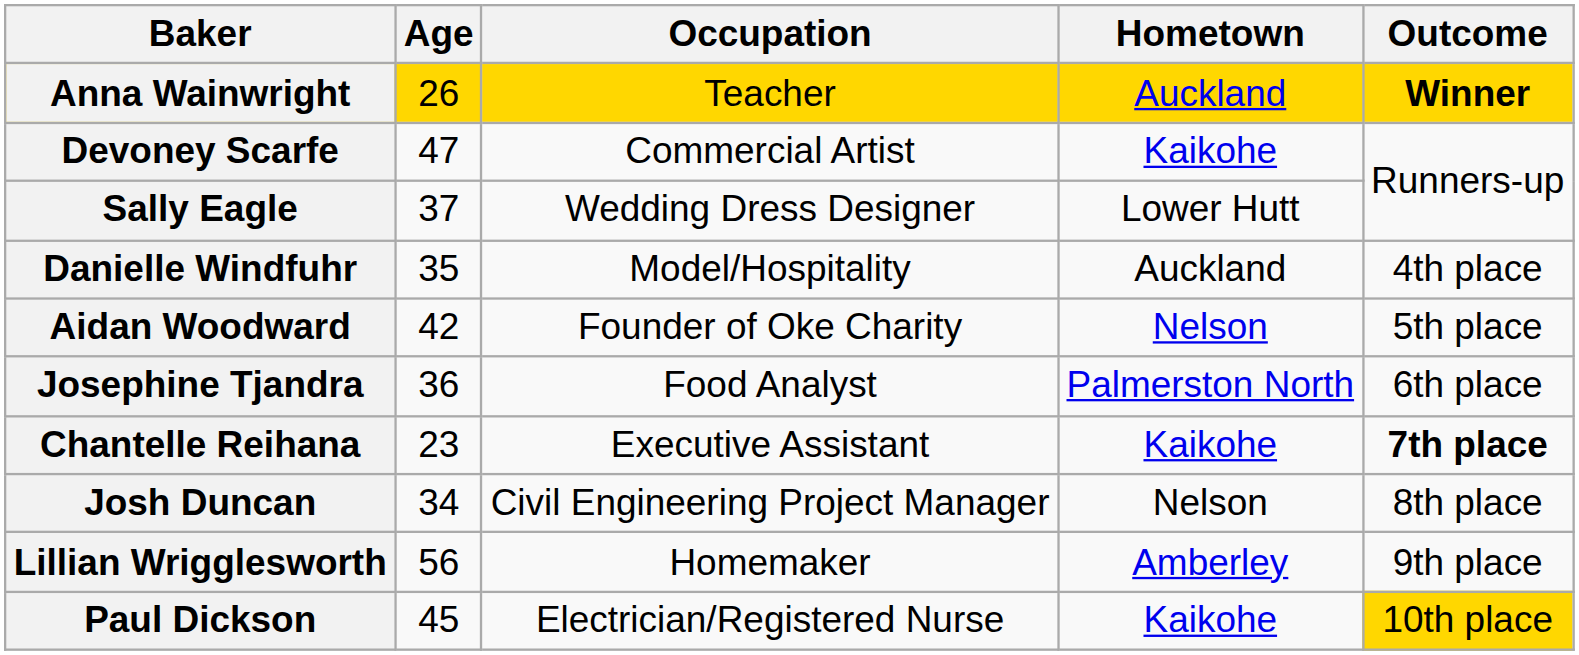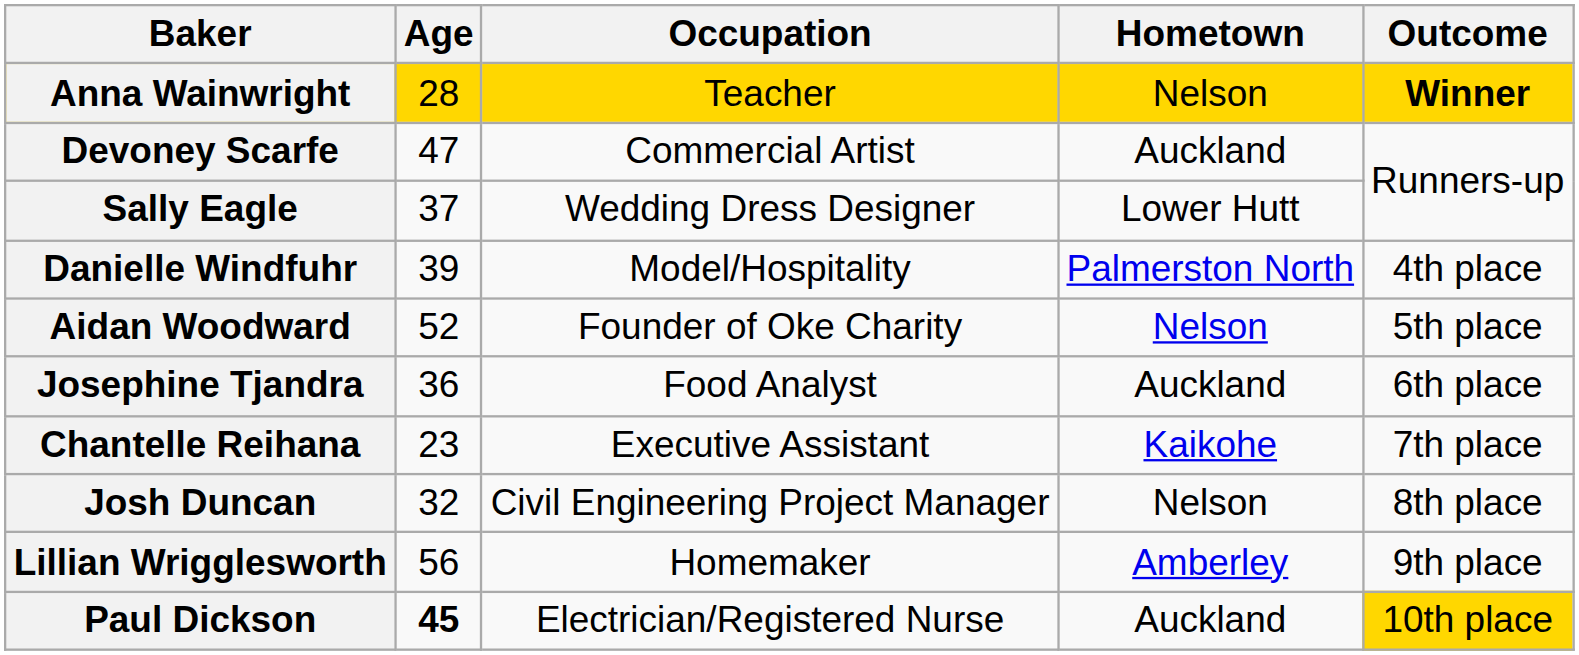(439, 92) 26 -> (439, 92) 28
(1210, 92) Auckland -> (1210, 92) Nelson
(1210, 151) Kaikohe -> (1210, 151) Auckland
(439, 268) 35 -> (439, 268) 39
(1210, 268) Auckland -> (1210, 268) Palmerston North
(439, 326) 42 -> (439, 326) 52
(1210, 385) Palmerston North -> (1210, 385) Auckland
(1468, 444) bold -> (1468, 444) normal
(439, 502) 34 -> (439, 502) 32
(439, 619) normal -> (439, 619) bold
(1210, 619) Kaikohe -> (1210, 619) Auckland
